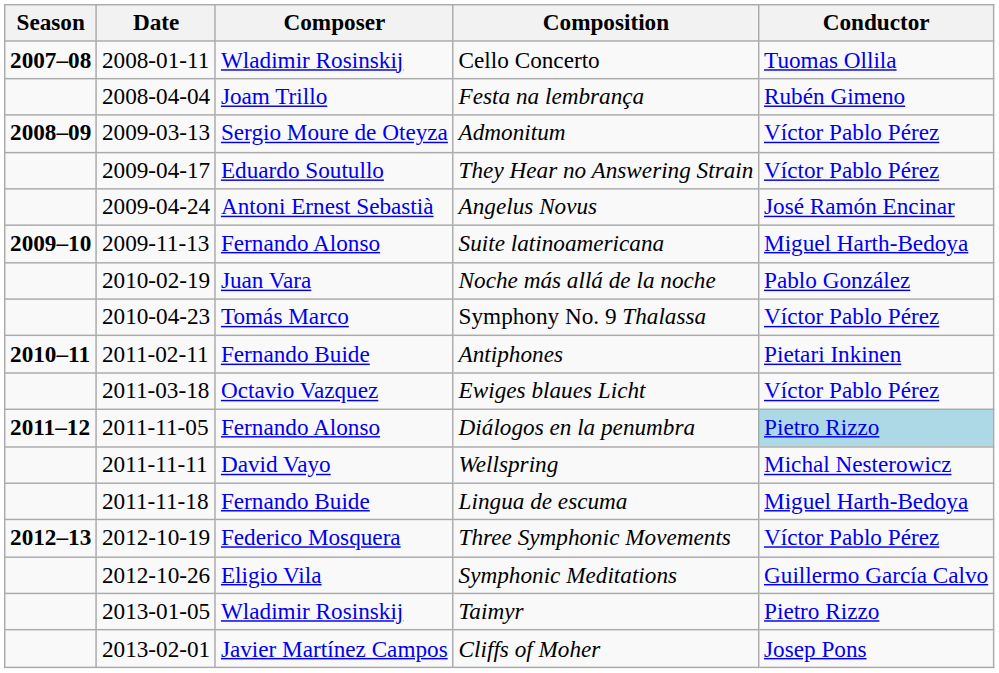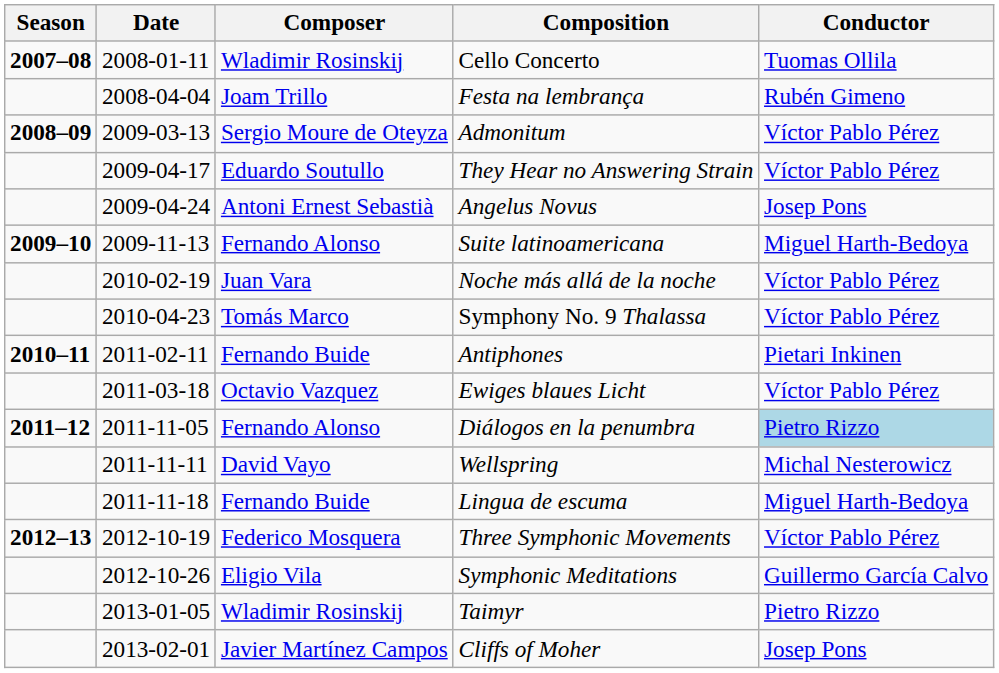(859, 206) José Ramón Encinar -> (815, 206) Josep Pons
(837, 280) Pablo González -> (852, 280) Víctor Pablo Pérez
